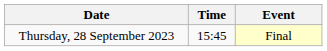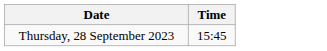- column: (279, 14)
